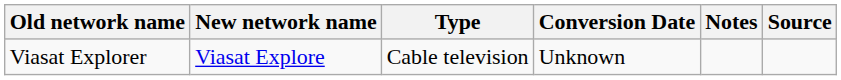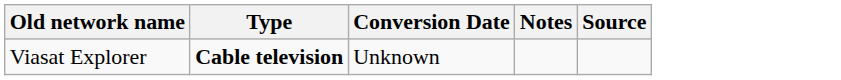- column: (286, 21)
(458, 56) normal -> (269, 56) bold
